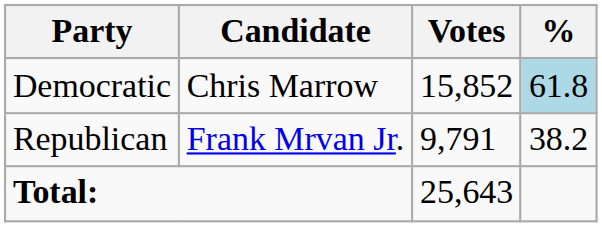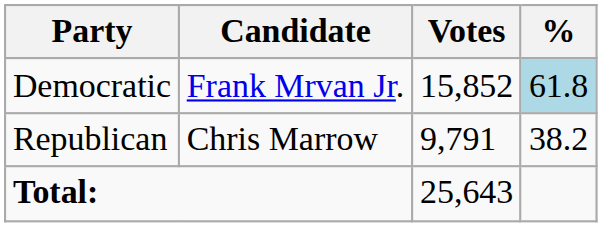(282, 85) Chris Marrow -> (296, 85) Frank Mrvan Jr.
(296, 138) Frank Mrvan Jr. -> (282, 138) Chris Marrow
